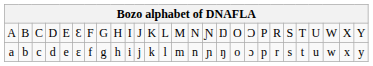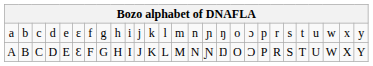rows swapped: (11, 33) <-> (11, 52)
